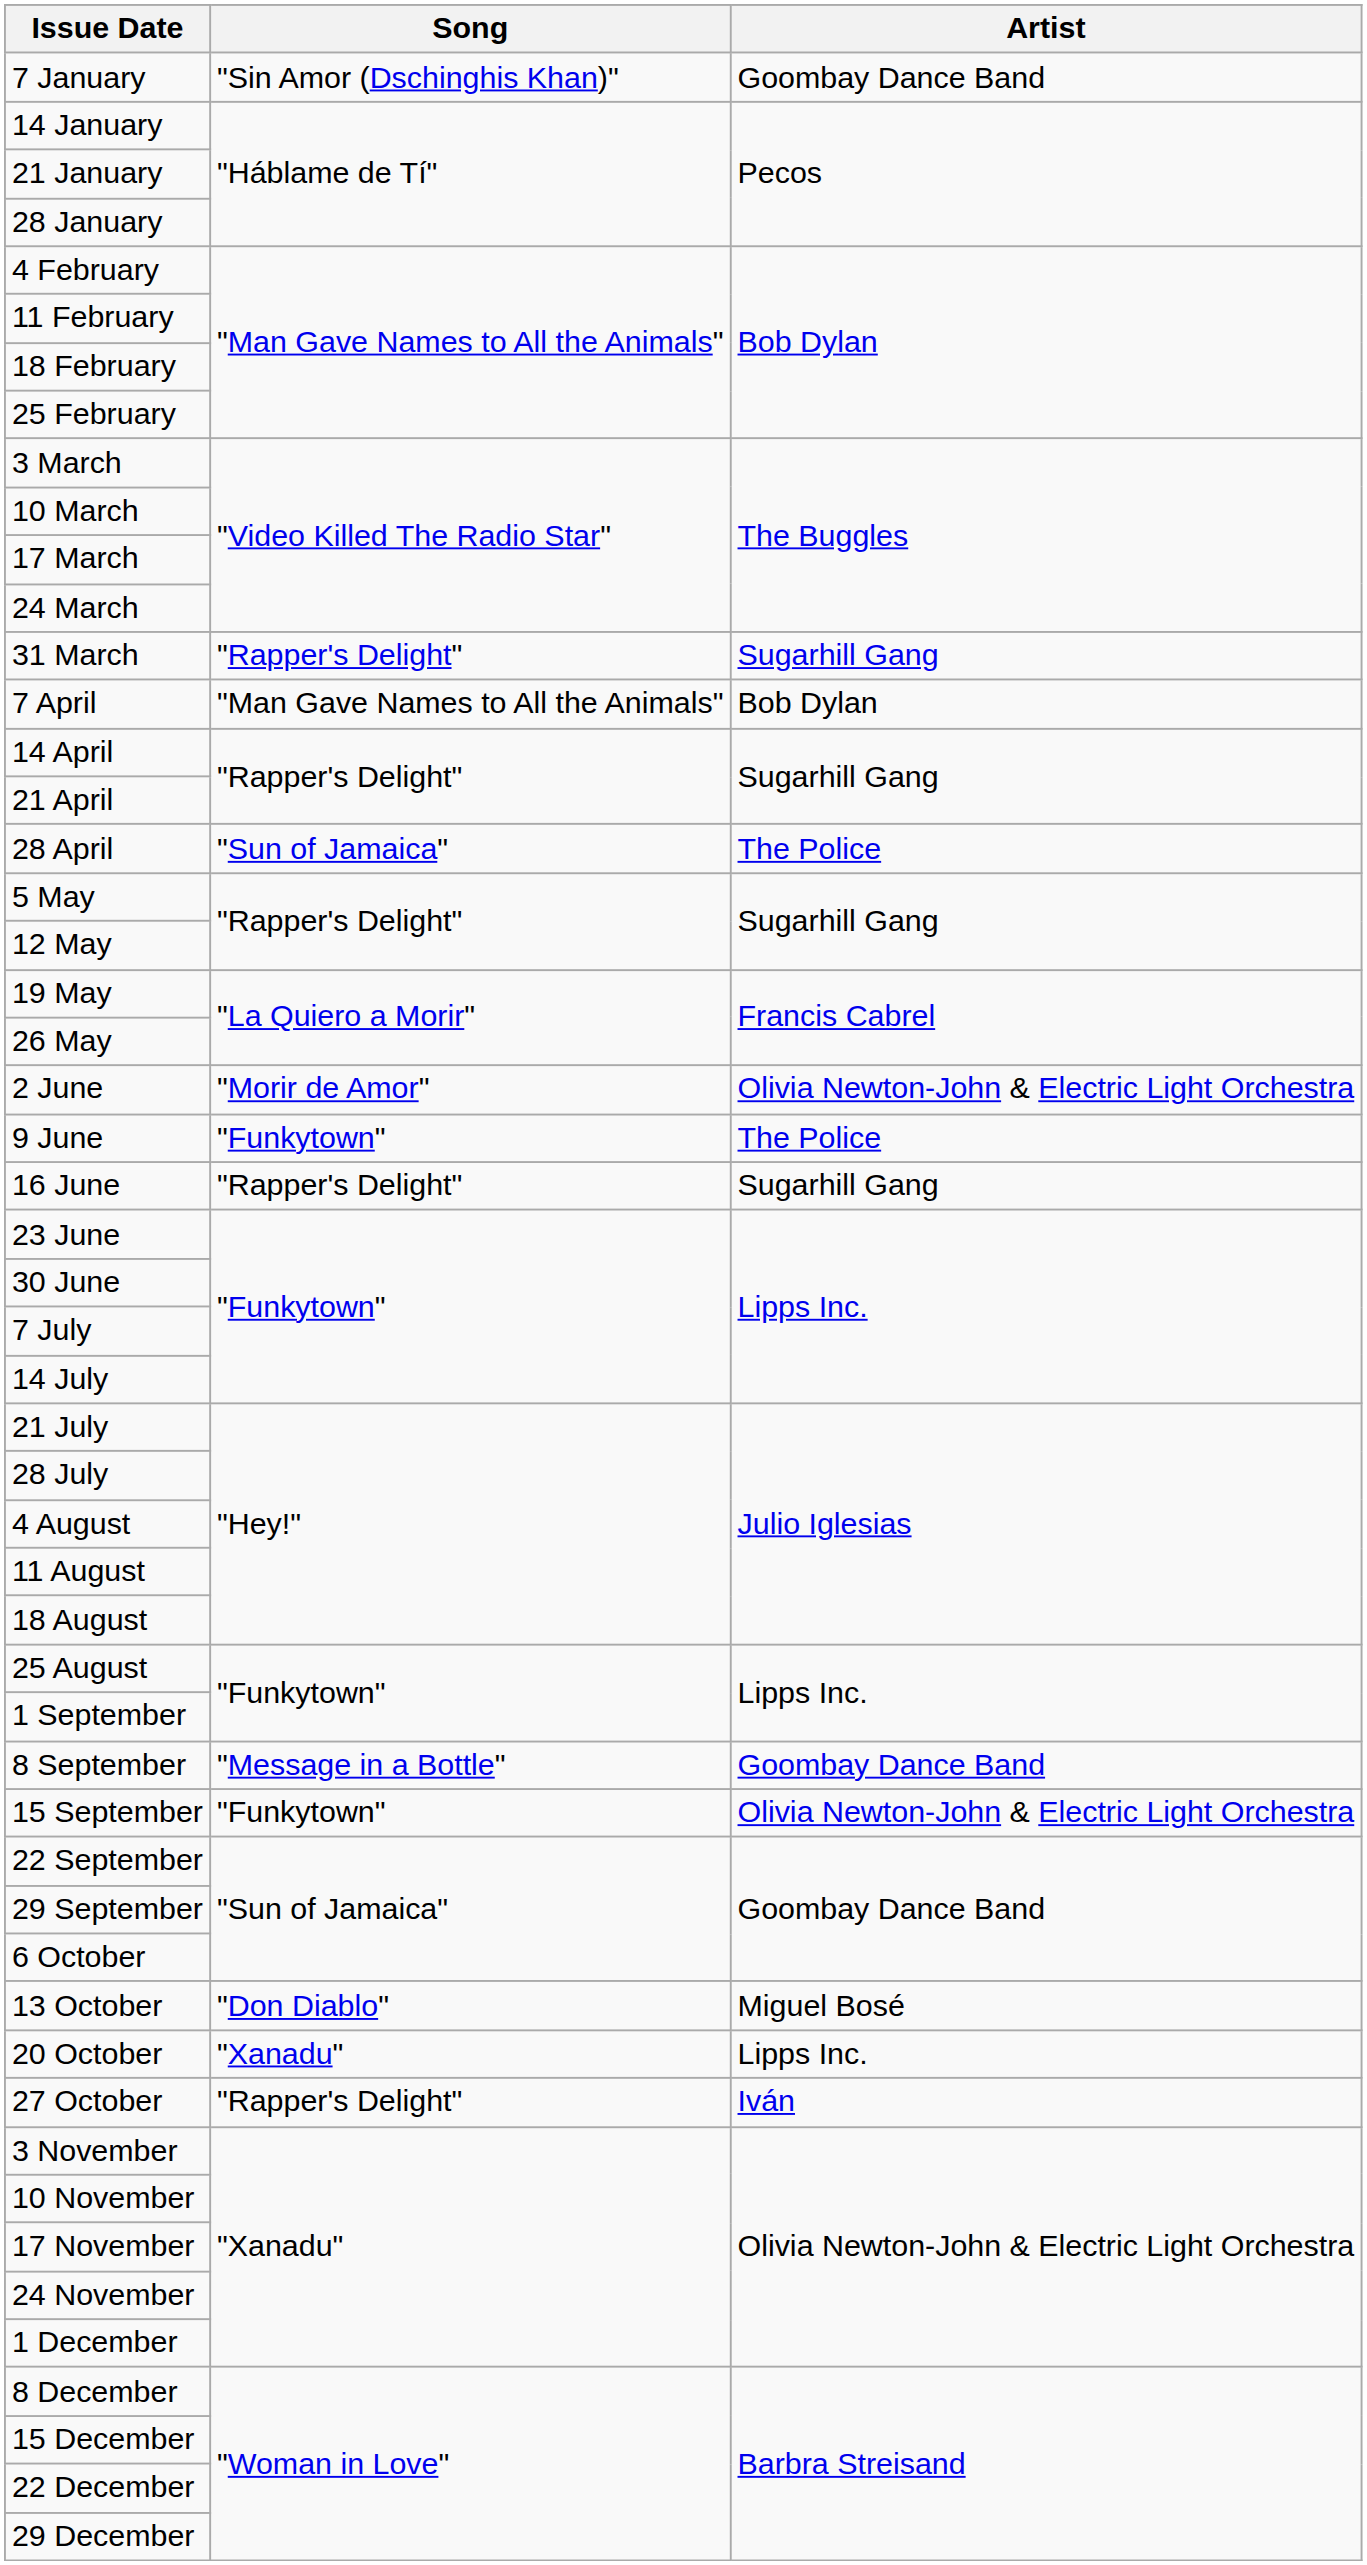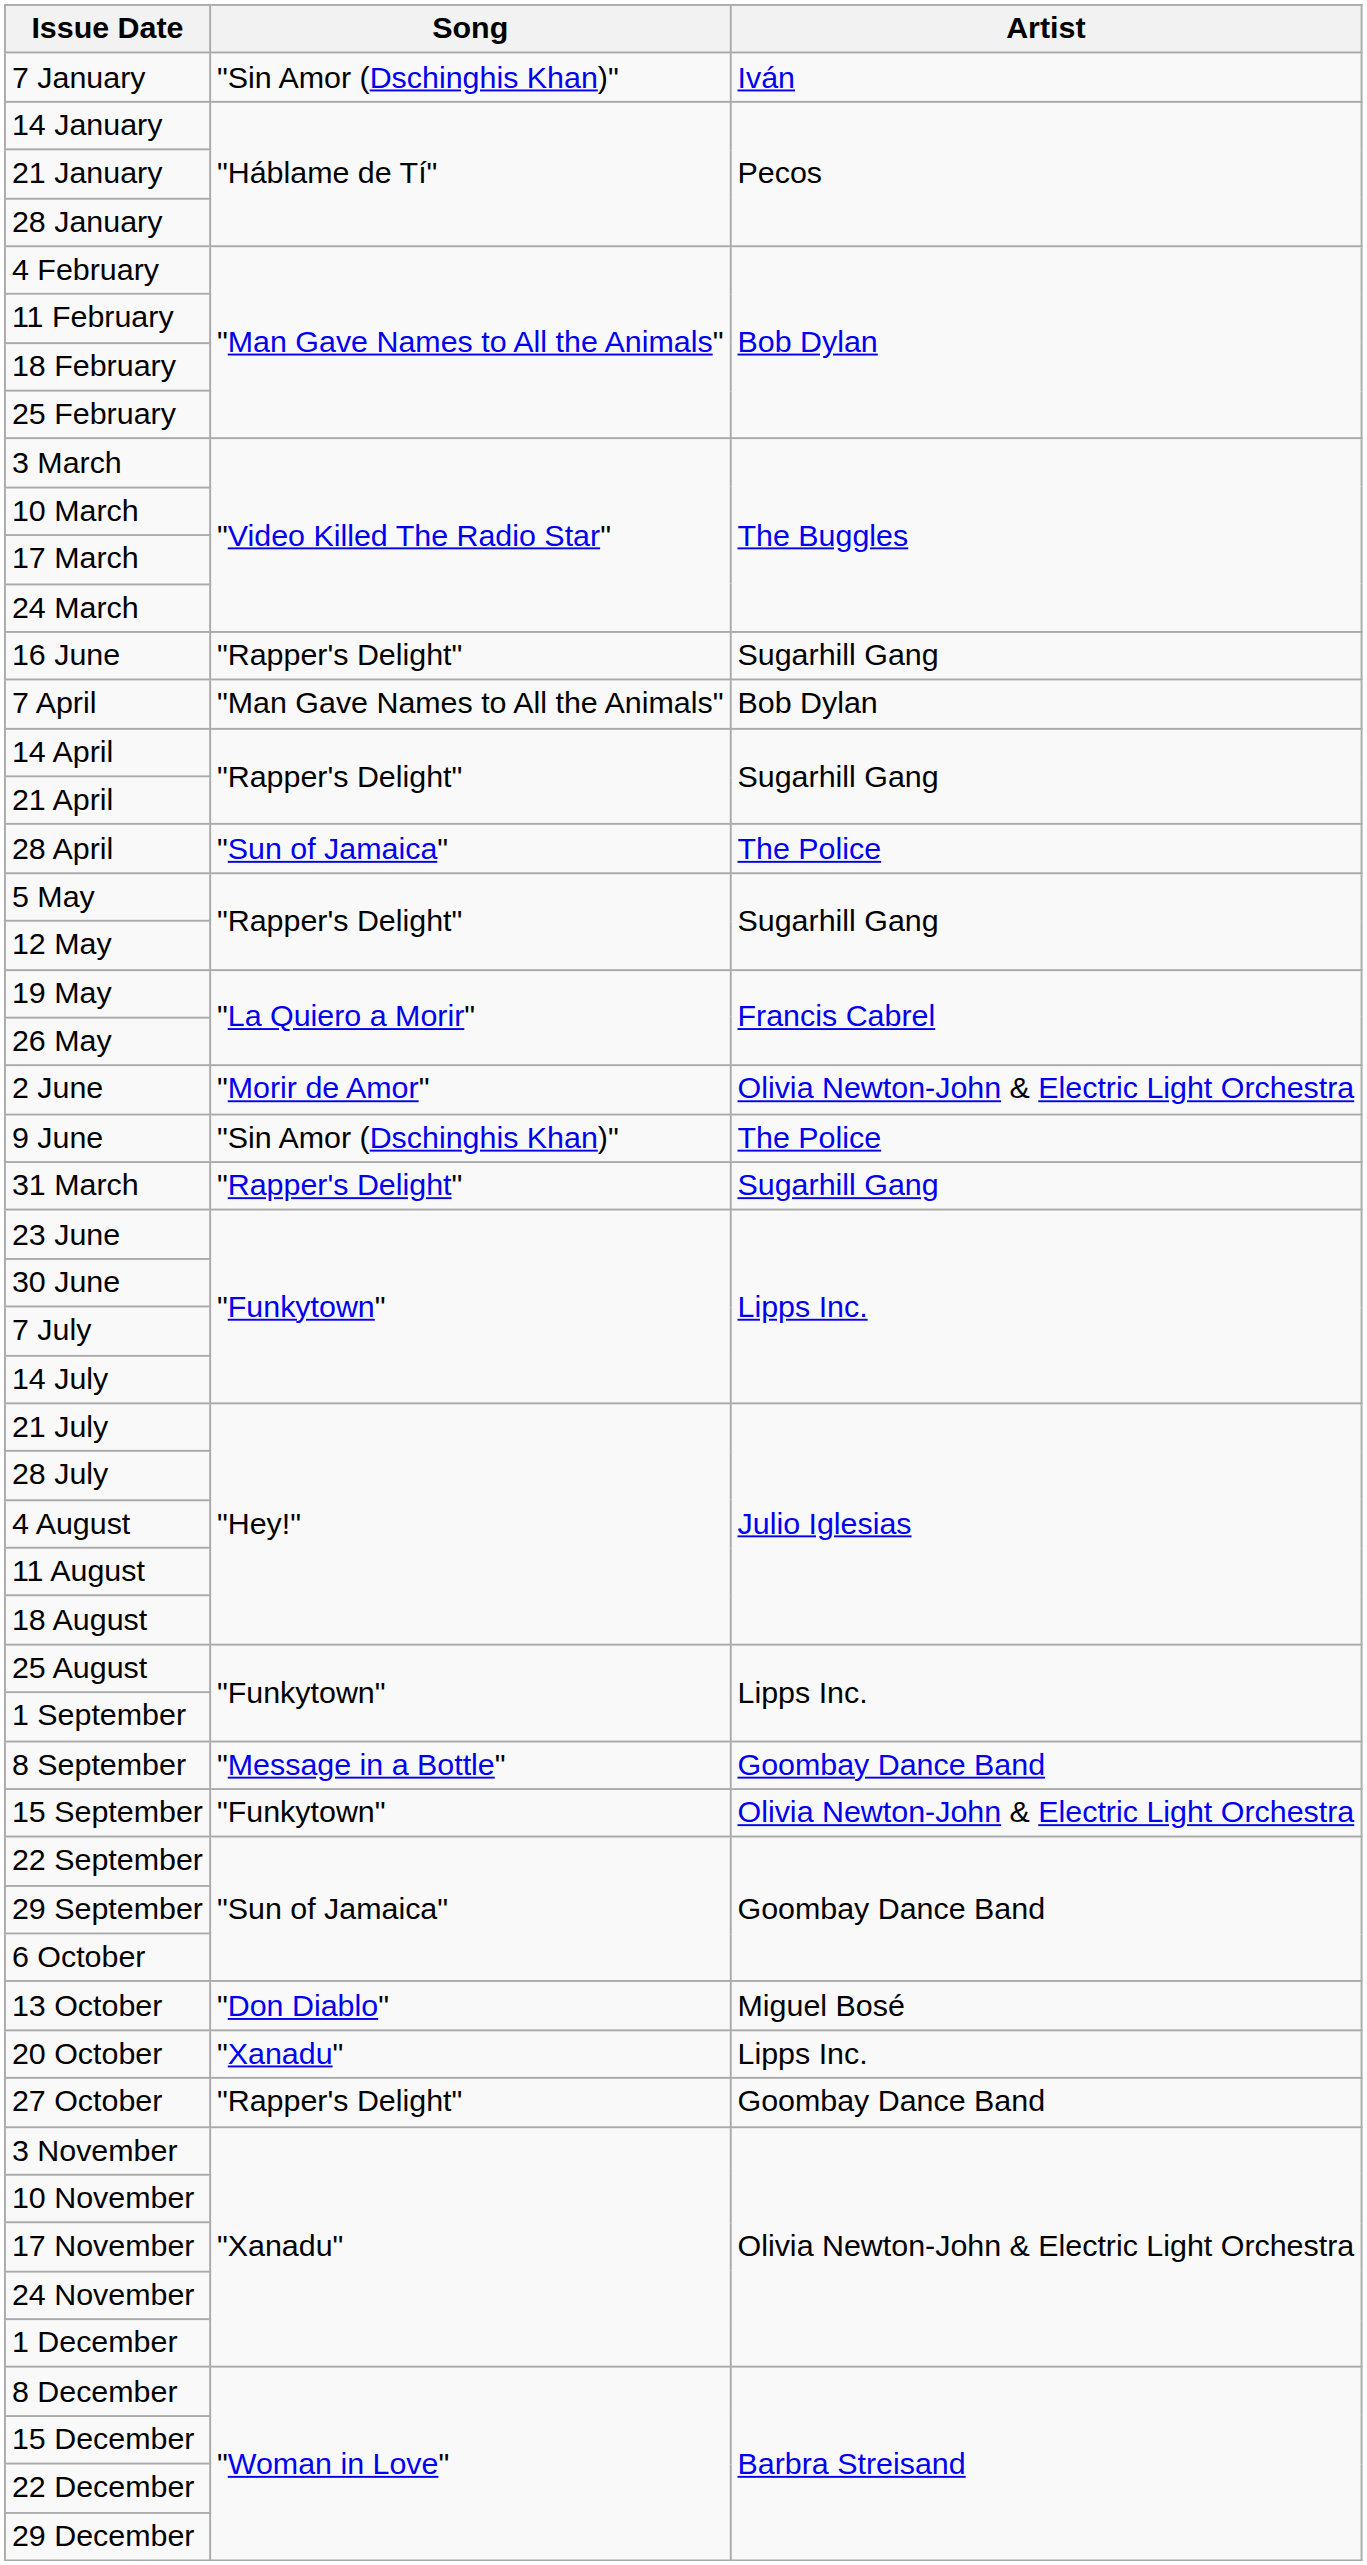(891, 76) Goombay Dance Band -> (766, 76) Iván
rows swapped: (75, 655) <-> (66, 1185)
(301, 1137) "Funkytown" -> (418, 1137) "Sin Amor (Dschinghis Khan)"
(766, 2101) Iván -> (891, 2101) Goombay Dance Band
